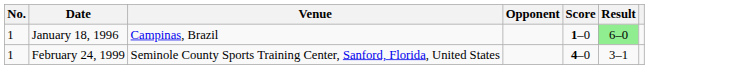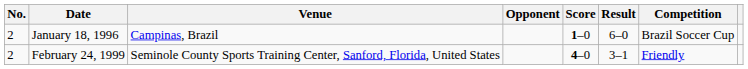+ column: (688, 14)
(10, 34) 1 -> (10, 34) 2
(619, 34) lightgreen background -> (619, 34) no background
(10, 54) 1 -> (10, 54) 2
